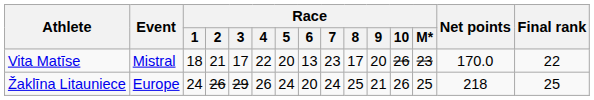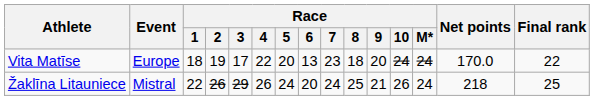(154, 61) Mistral -> (156, 61) Europe
(217, 61) 21 -> (217, 61) 19
(355, 61) 17 -> (355, 61) 18
(401, 61) 26 -> (401, 61) 24
(425, 61) 23 -> (425, 61) 24
(156, 84) Europe -> (154, 84) Mistral
(194, 84) 24 -> (194, 84) 22
(425, 84) 25 -> (425, 84) 24
